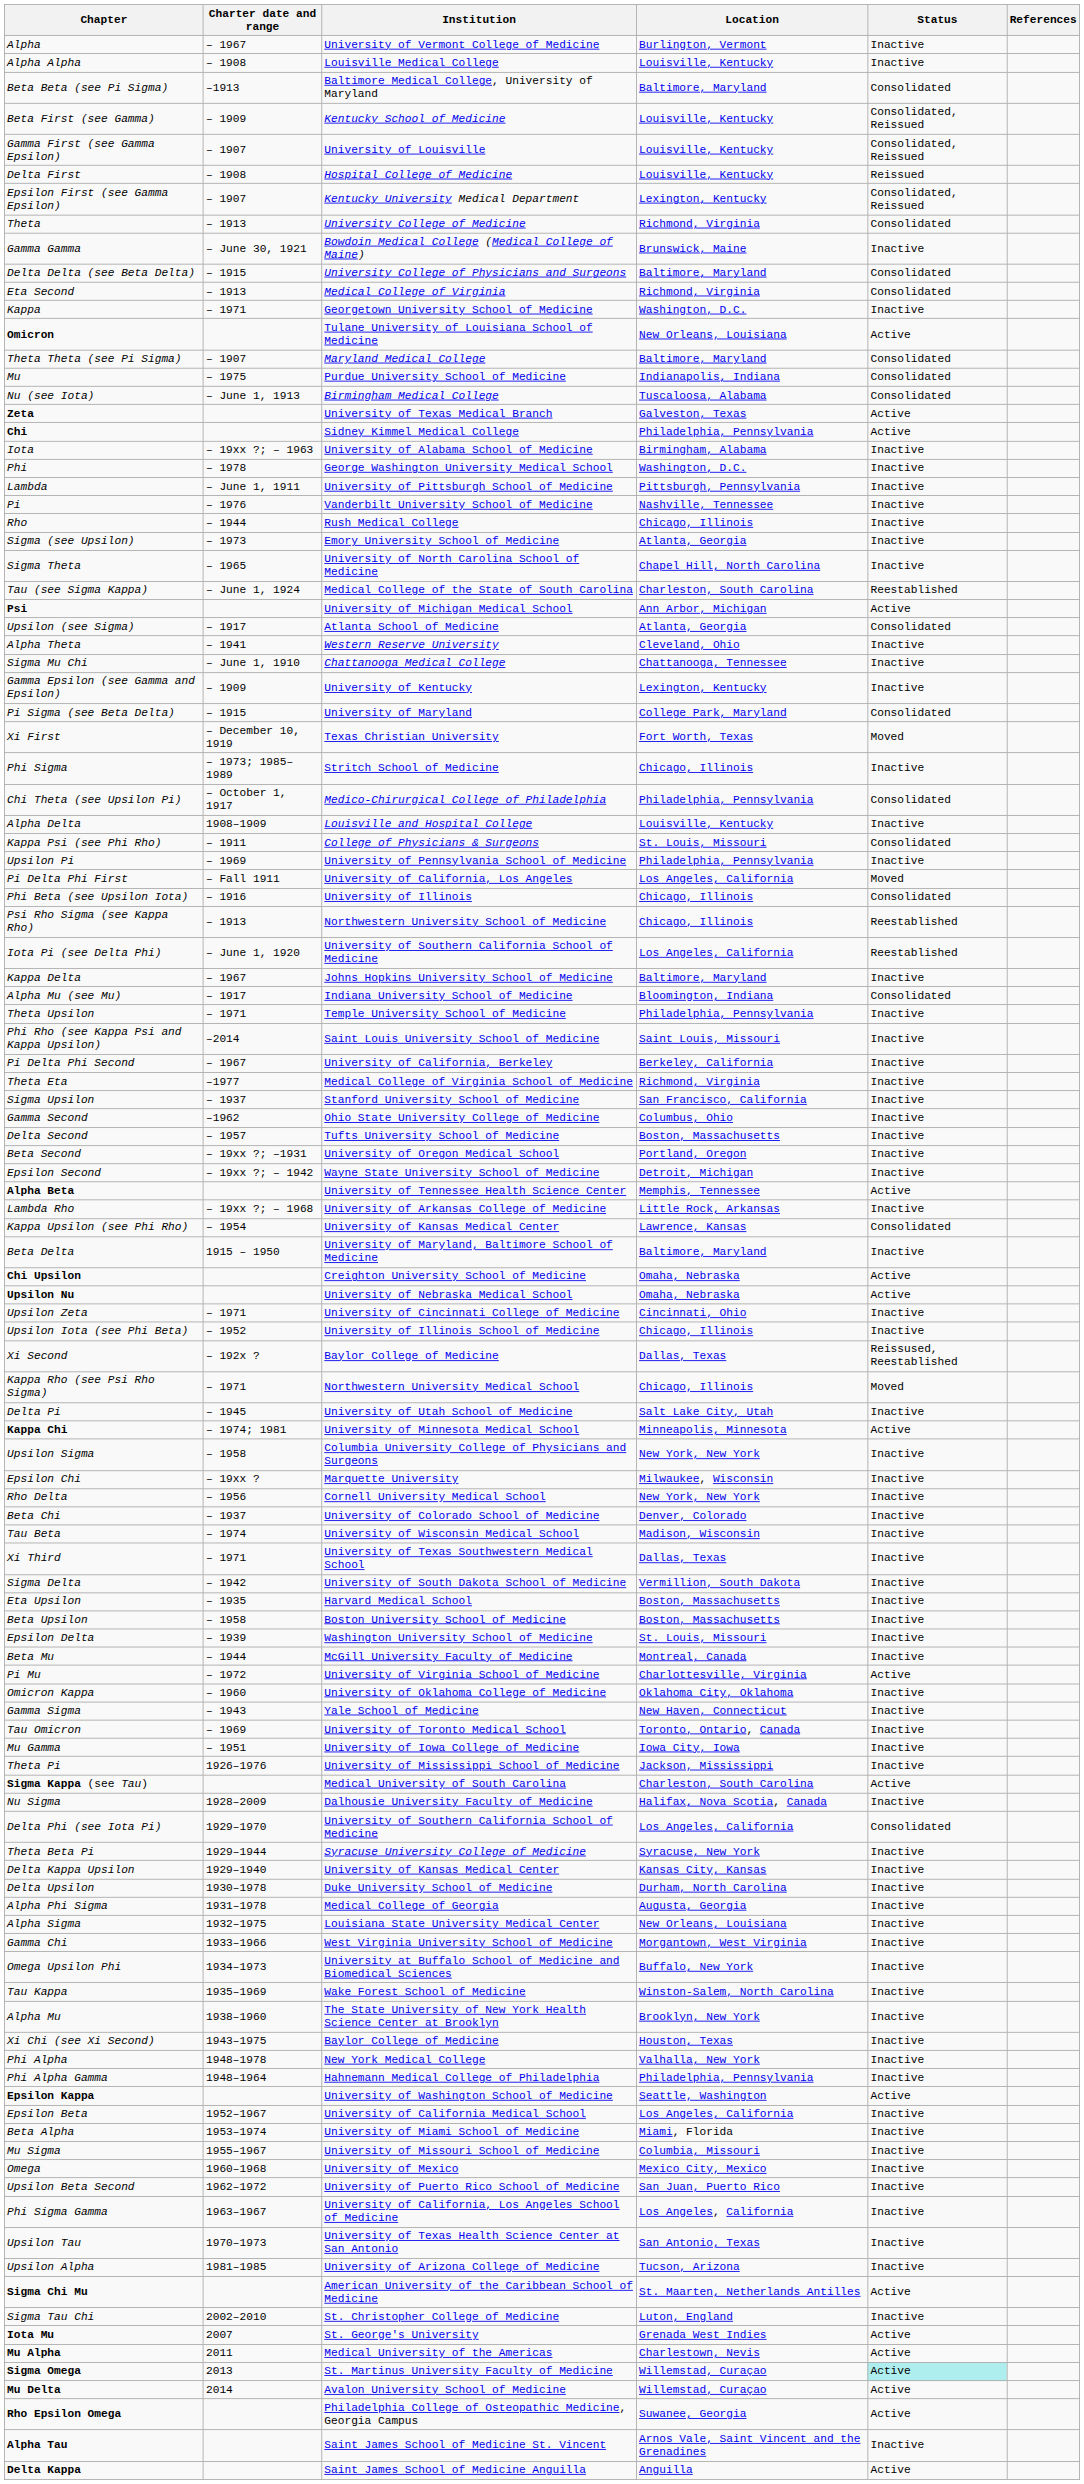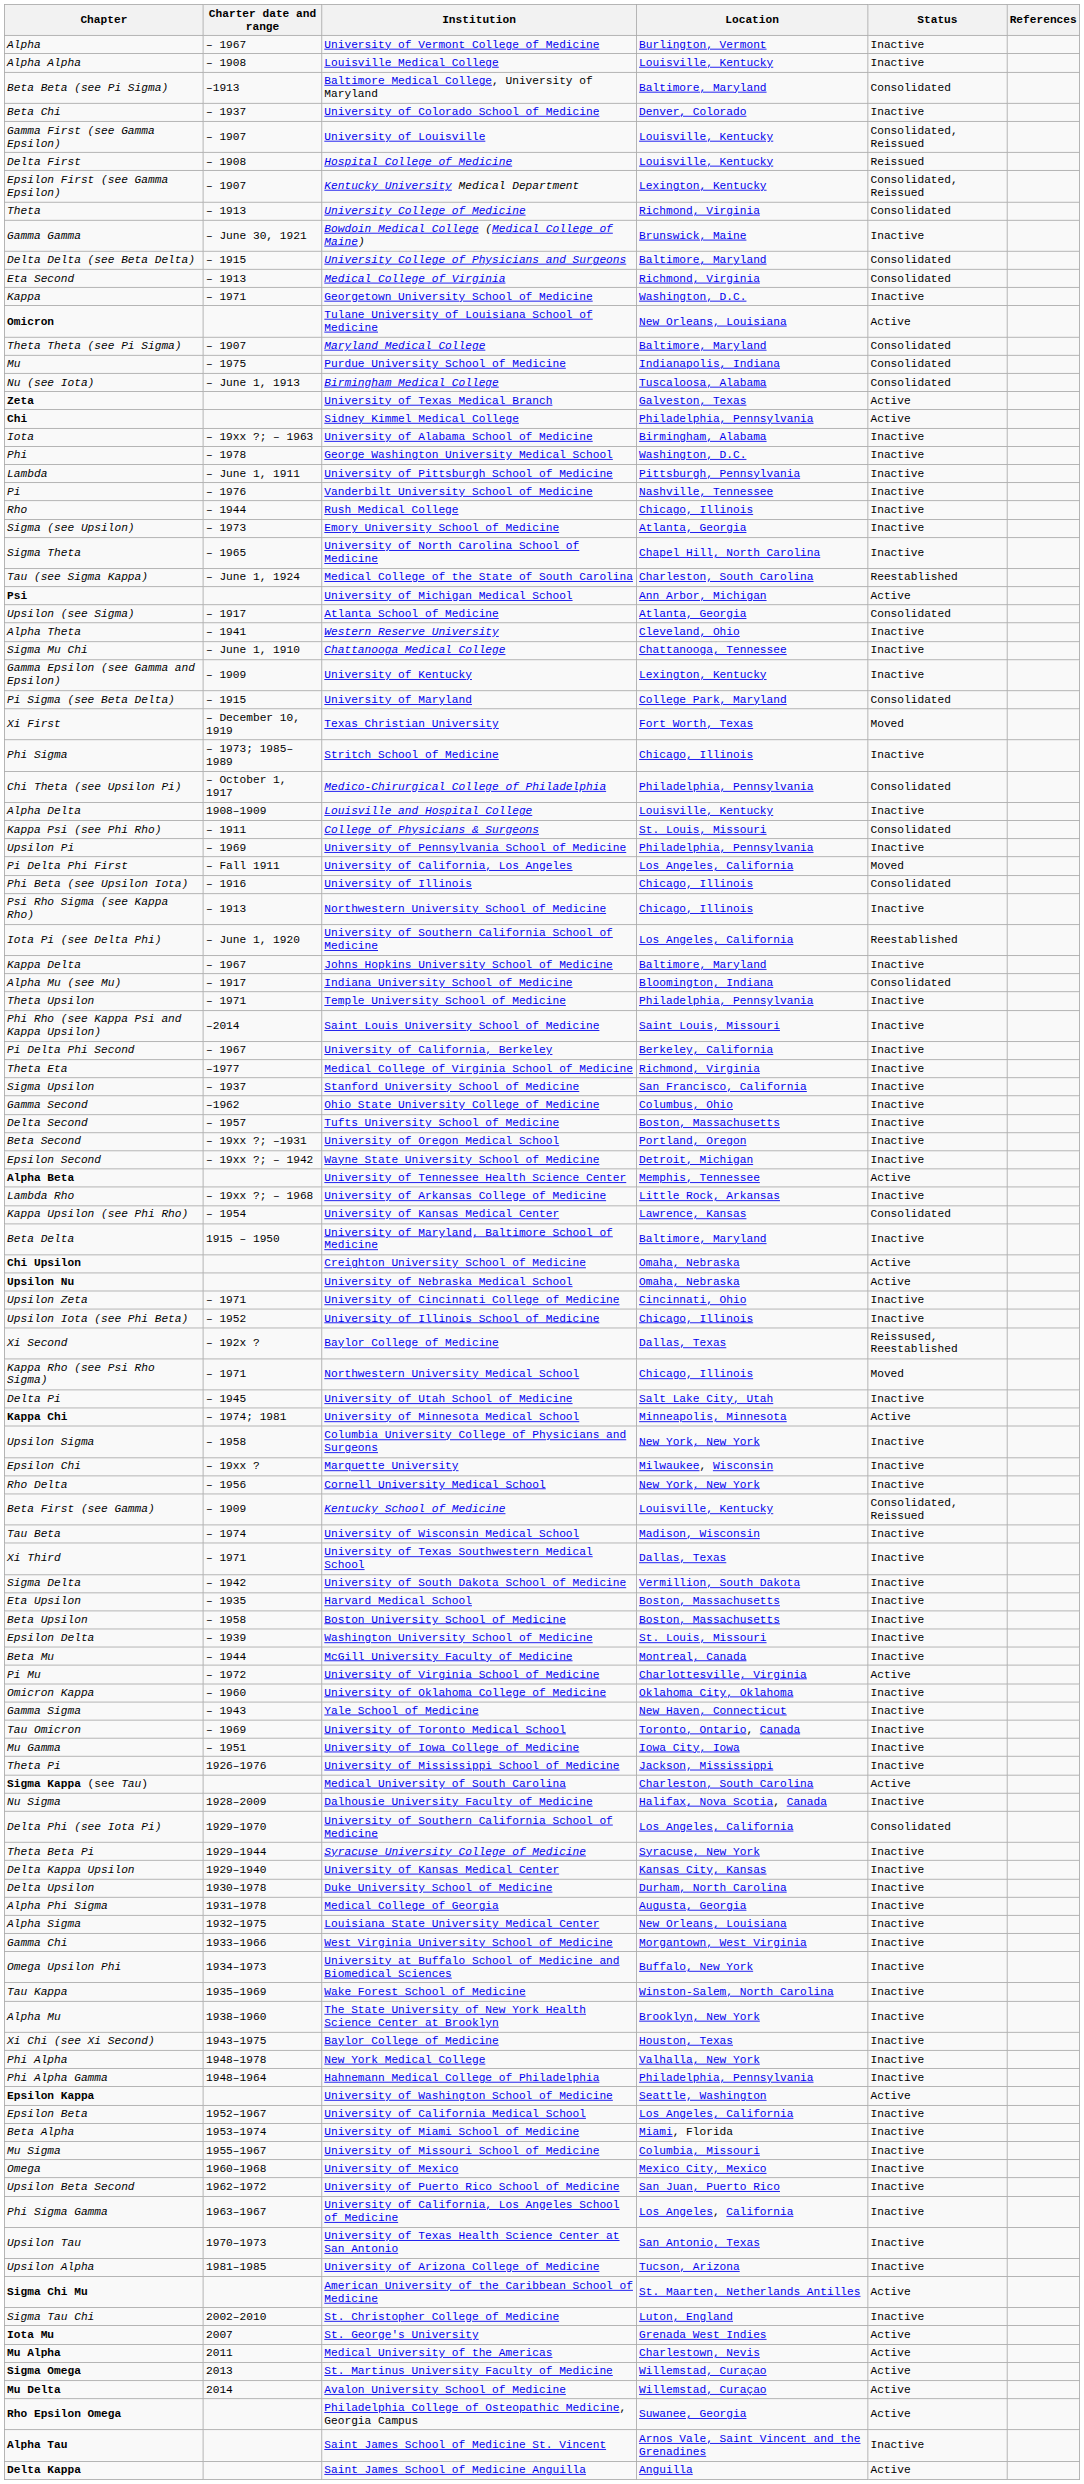rows swapped: (81, 119) <-> (34, 1516)
(914, 922) Reestablished -> (897, 909) Inactive
(891, 2371) paleturquoise background -> (891, 2371) no background
